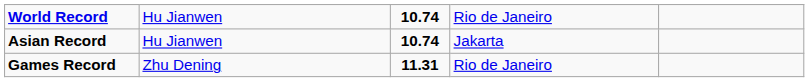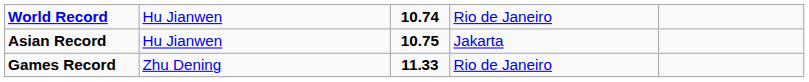(420, 41) 10.74 -> (420, 41) 10.75
(420, 65) 11.31 -> (420, 65) 11.33
